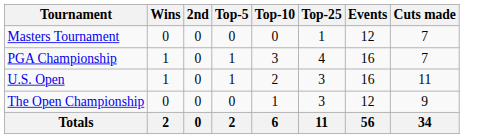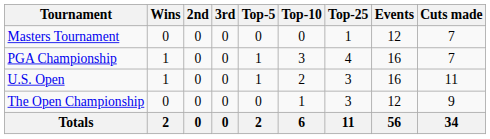+ column: (225, 15)
